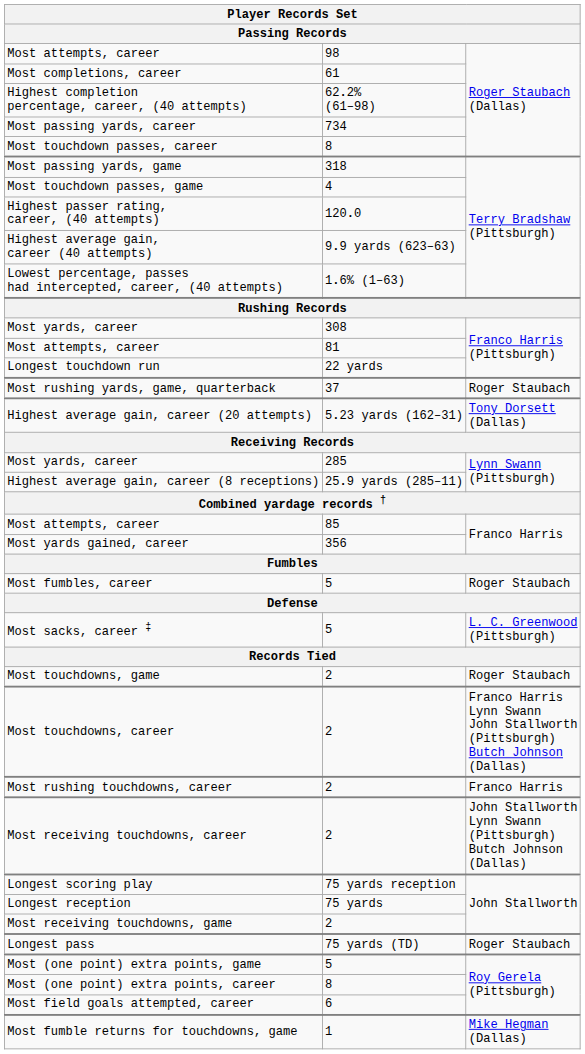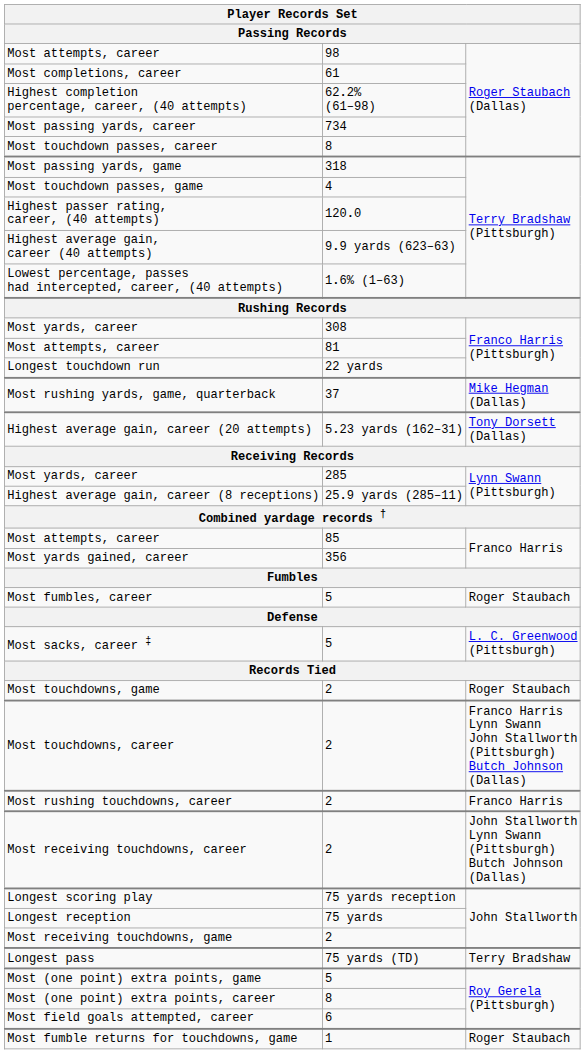(519, 388) Roger Staubach -> (509, 395) Mike Hegman (Dallas)
(519, 944) Roger Staubach -> (519, 958) Terry Bradshaw
(509, 1032) Mike Hegman (Dallas) -> (519, 1039) Roger Staubach
